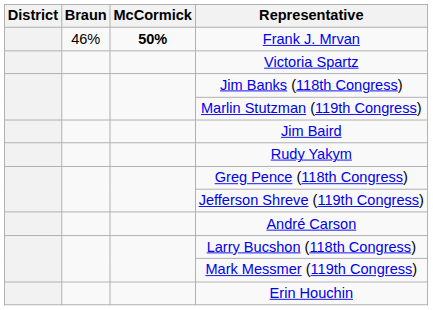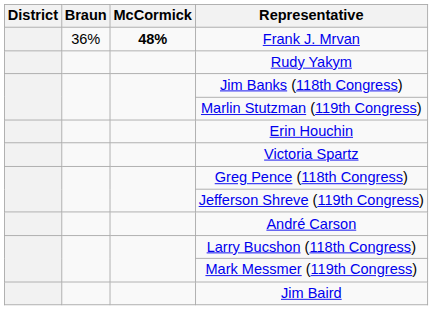(86, 39) 46% -> (86, 39) 36%
(153, 39) 50% -> (153, 39) 48%
rows swapped: (311, 154) <-> (311, 62)
rows swapped: (311, 131) <-> (311, 293)
